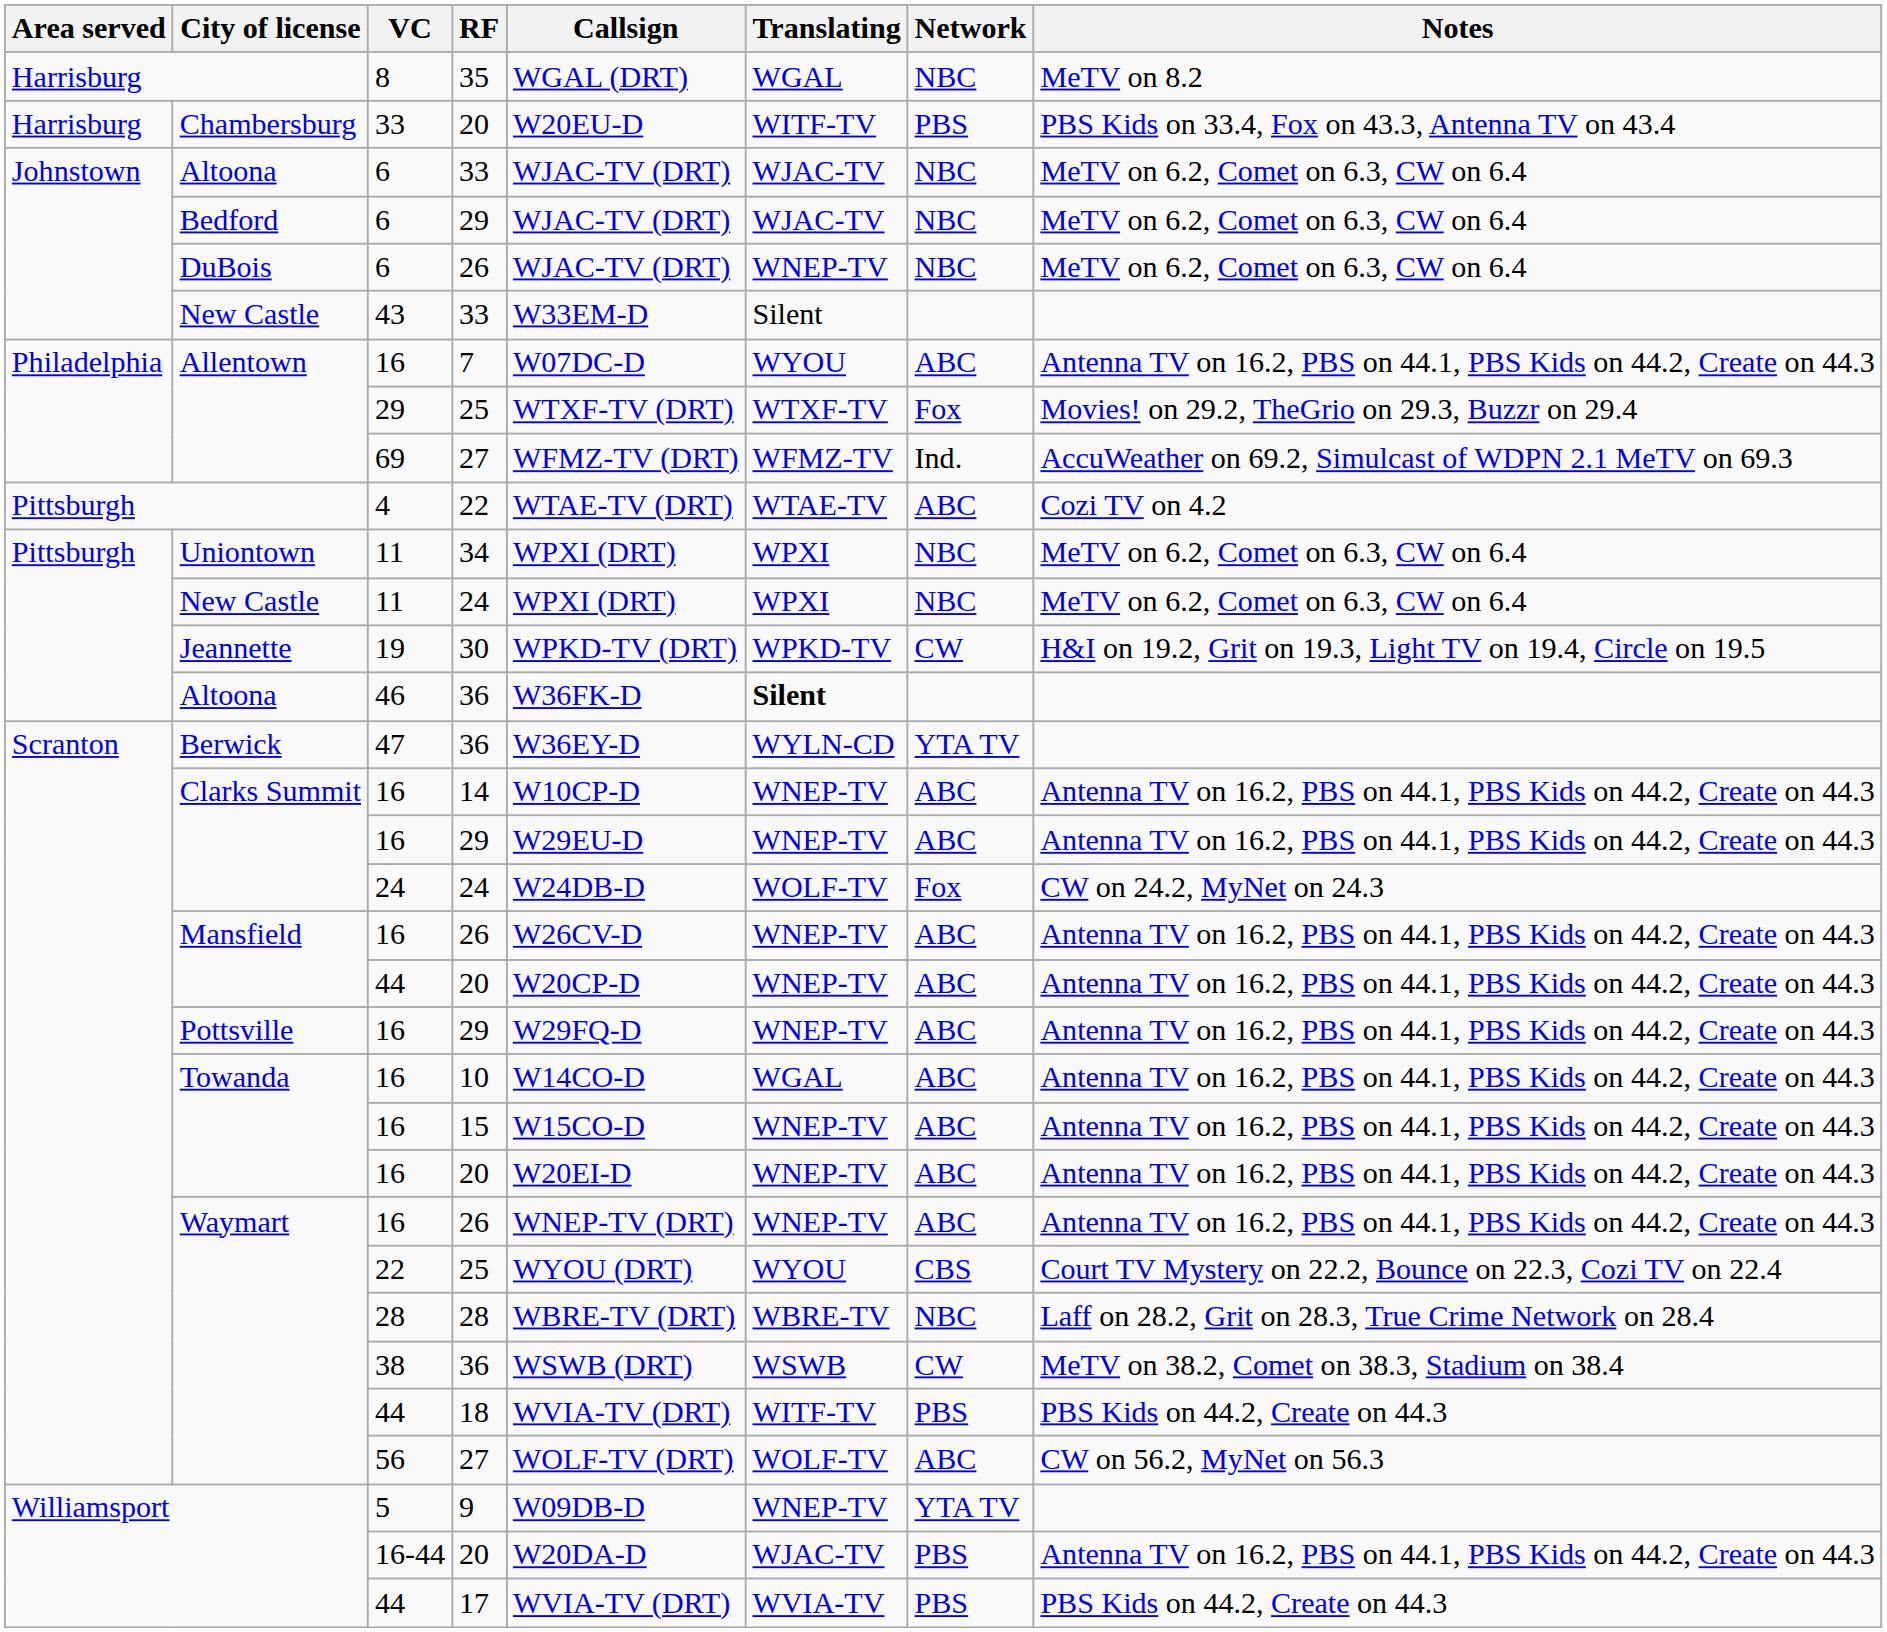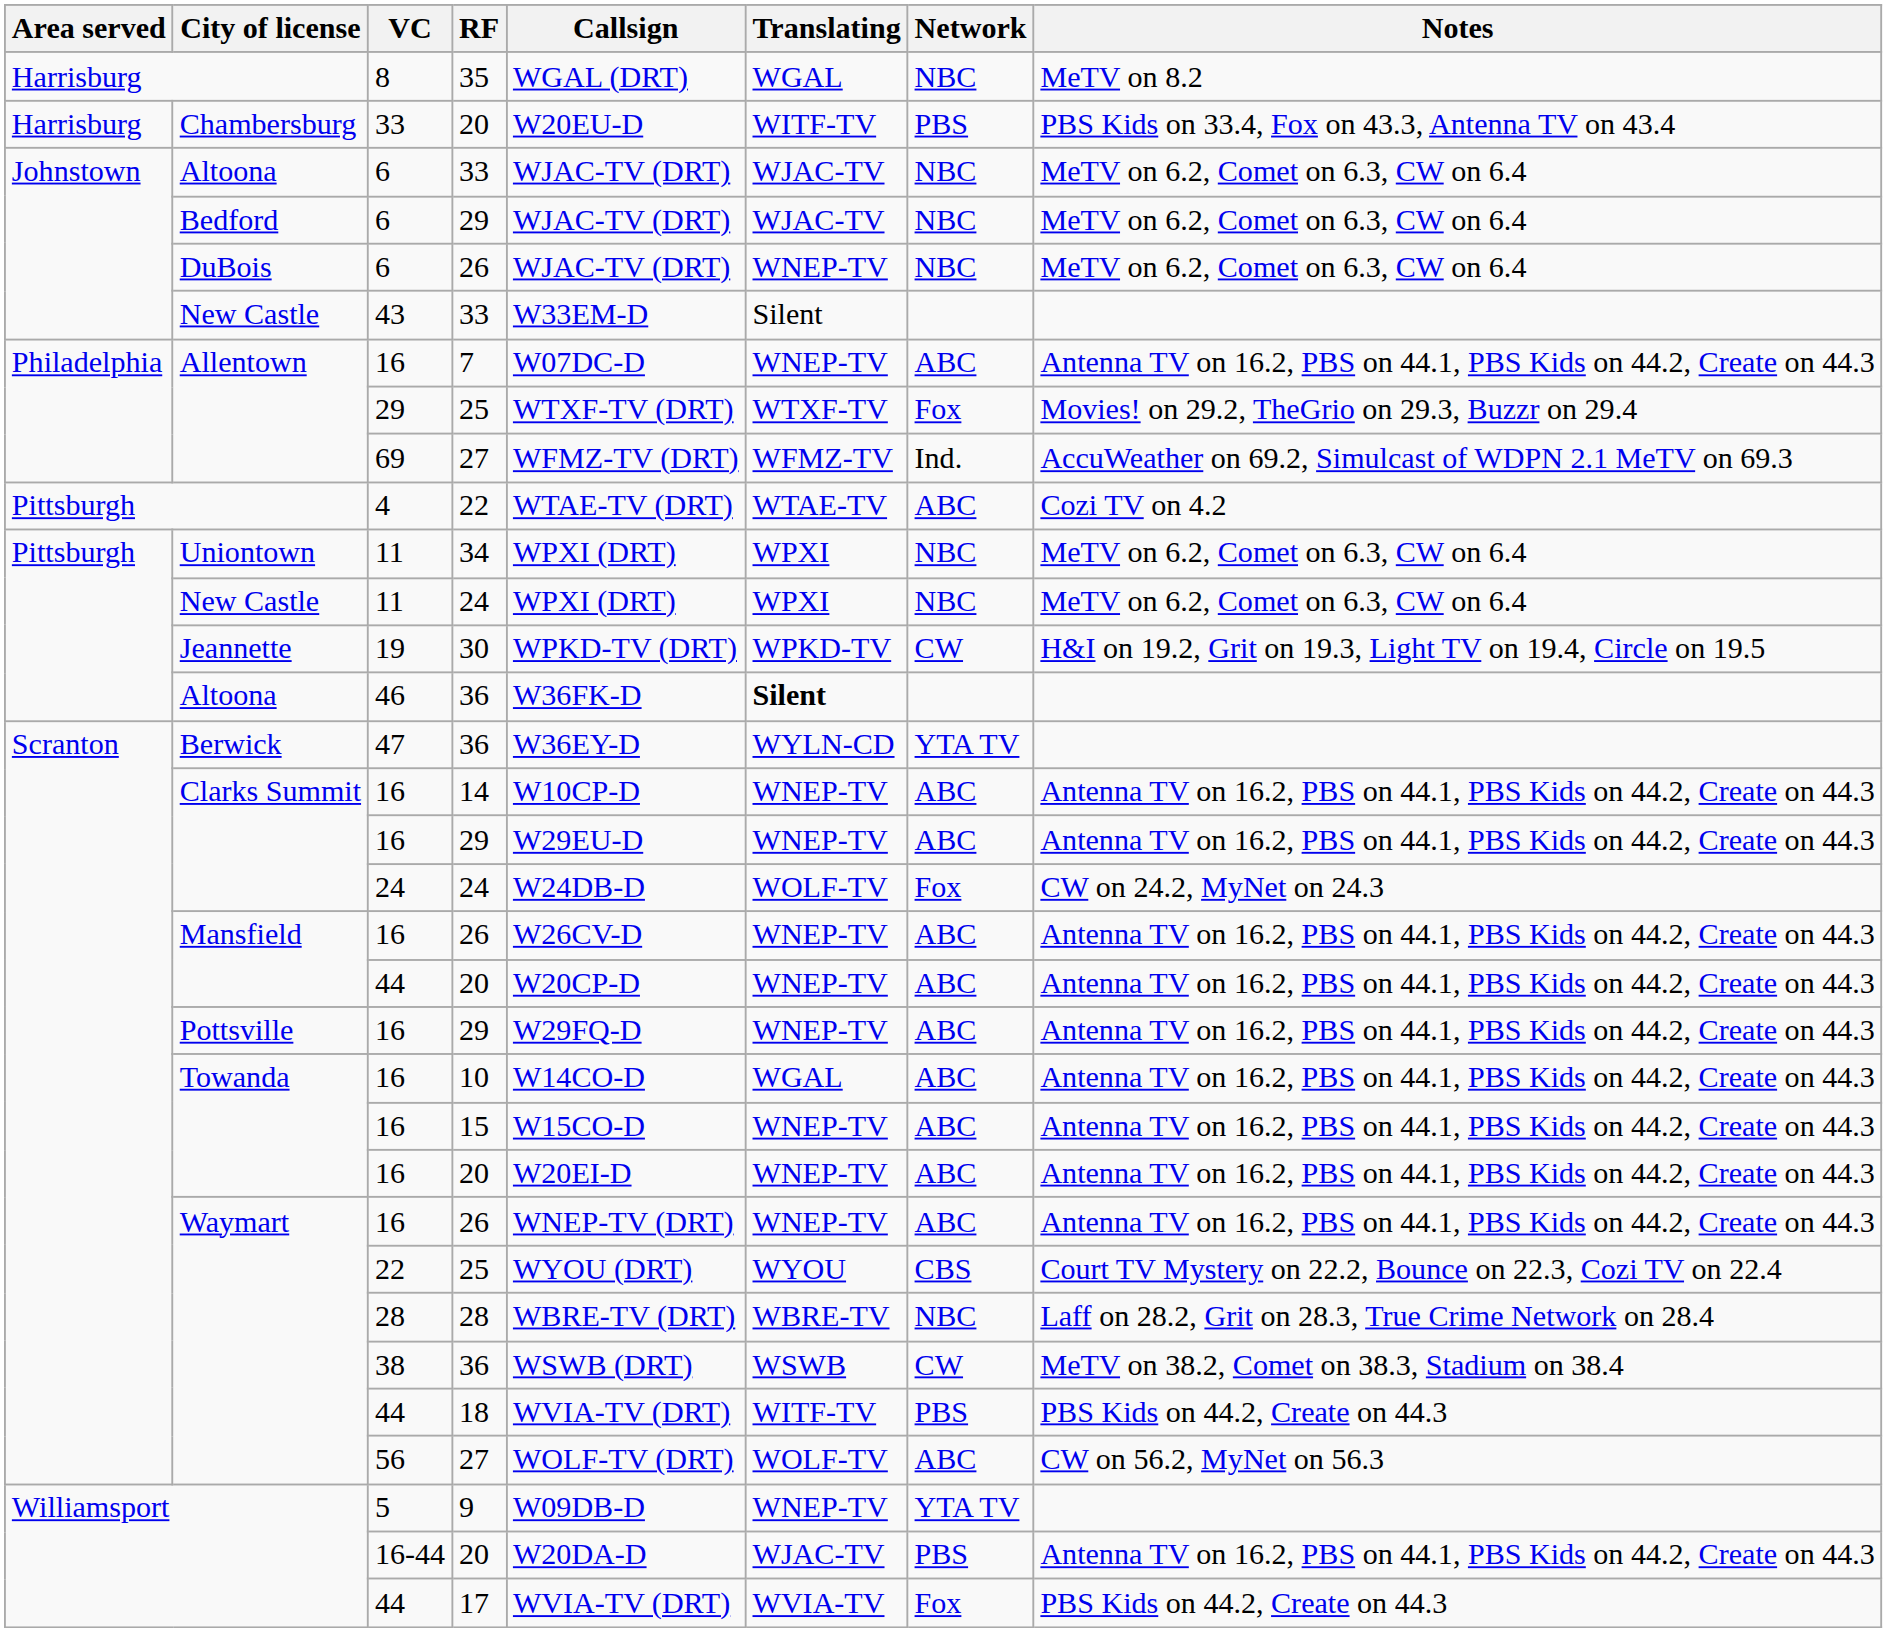(799, 362) WYOU -> (820, 362) WNEP-TV
(941, 1602) PBS -> (938, 1602) Fox
